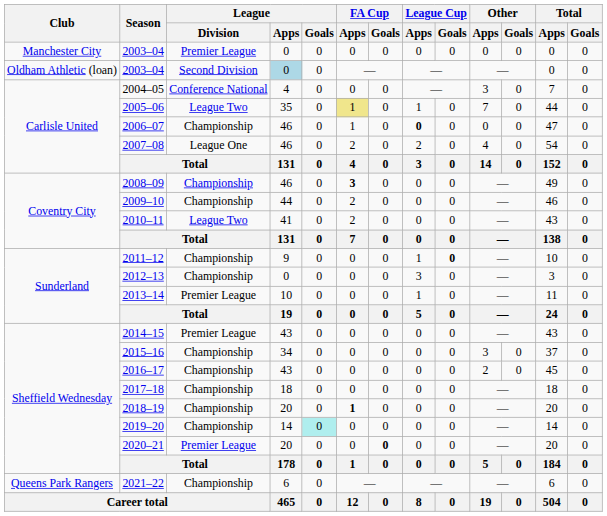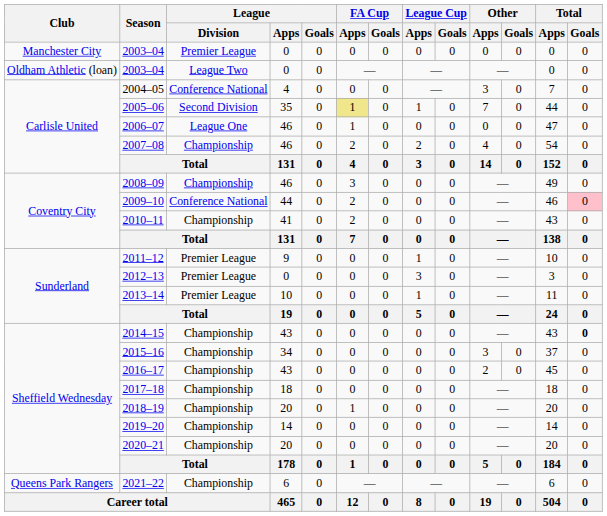(218, 70) Second Division -> (218, 70) League Two
(286, 70) lightblue background -> (286, 70) no background
(218, 107) League Two -> (218, 107) Second Division
(218, 126) Championship -> (218, 126) League One
(419, 126) bold -> (419, 126) normal
(218, 145) League One -> (218, 145) Championship
(352, 182) bold -> (352, 182) normal
(218, 201) Championship -> (218, 201) Conference National
(585, 201) no background -> (585, 201) pink background
(218, 220) League Two -> (218, 220) Championship
(218, 257) Championship -> (218, 257) Premier League
(452, 257) bold -> (452, 257) normal
(218, 276) Championship -> (218, 276) Premier League
(218, 333) Premier League -> (218, 333) Championship
(585, 333) normal -> (585, 333) bold
(352, 408) bold -> (352, 408) normal
(319, 426) paleturquoise background -> (319, 426) no background
(218, 445) Premier League -> (218, 445) Championship
(385, 445) bold -> (385, 445) normal
